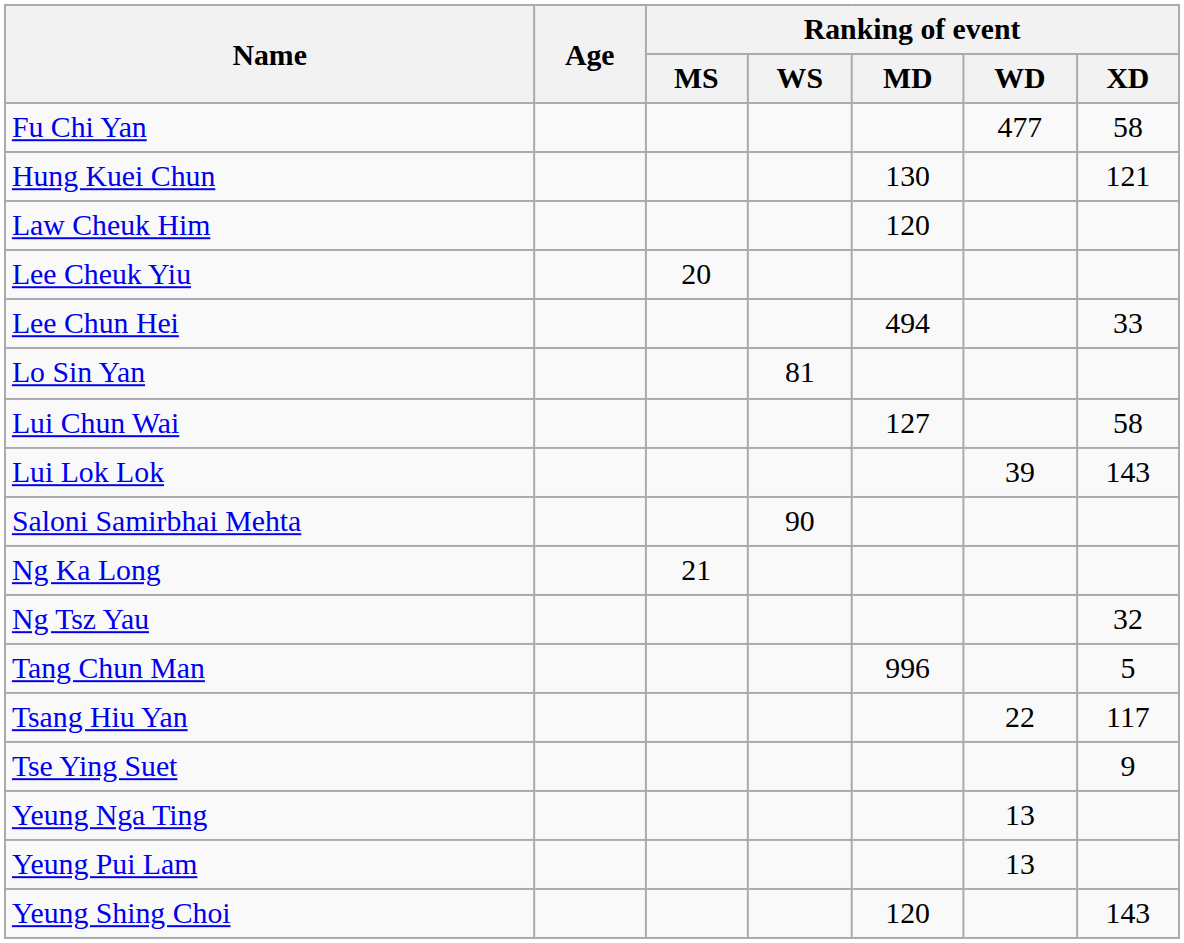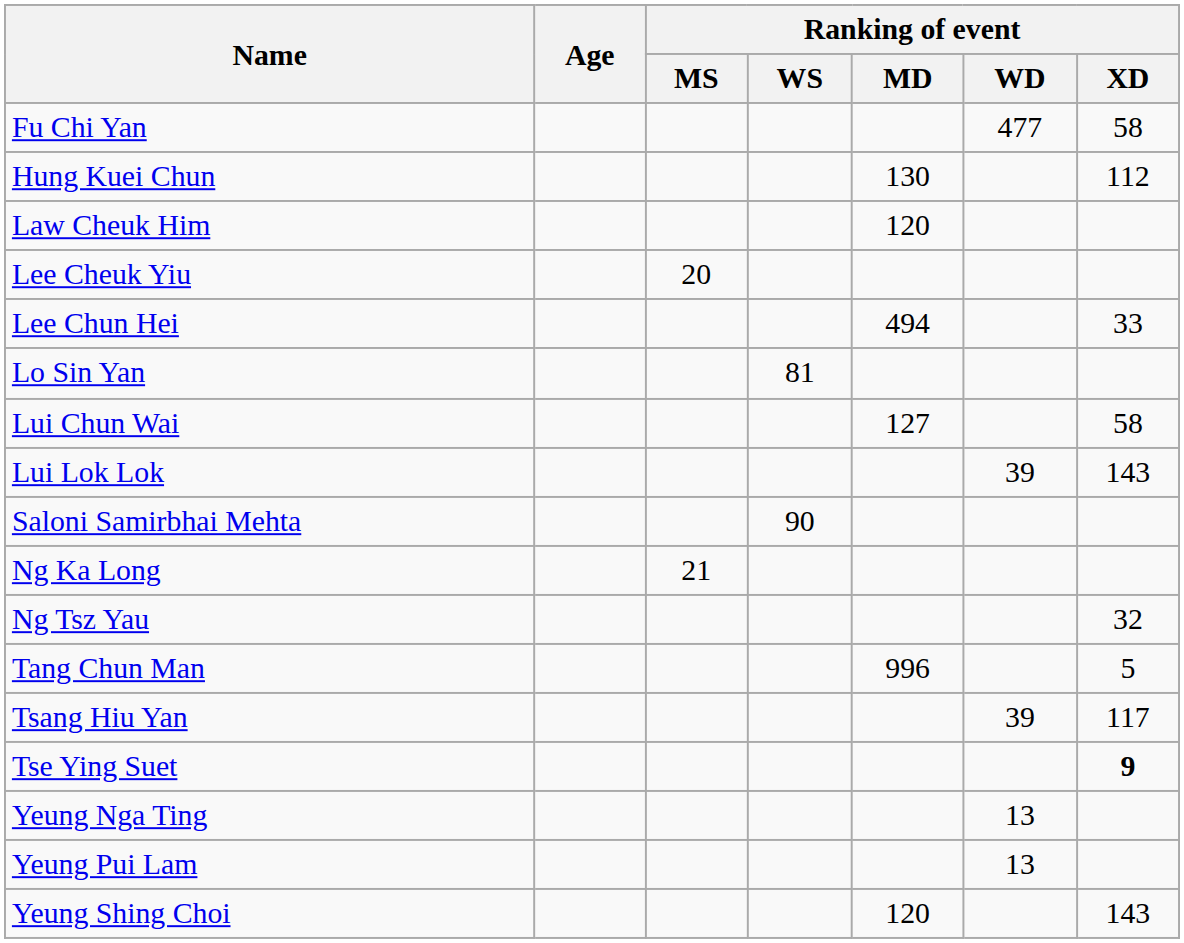(1128, 176) 121 -> (1128, 176) 112
(1020, 716) 22 -> (1020, 716) 39
(1128, 766) normal -> (1128, 766) bold
